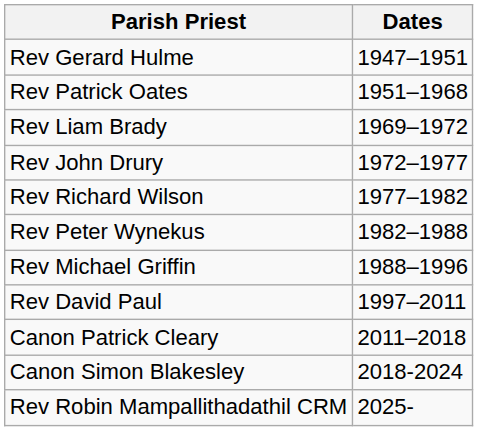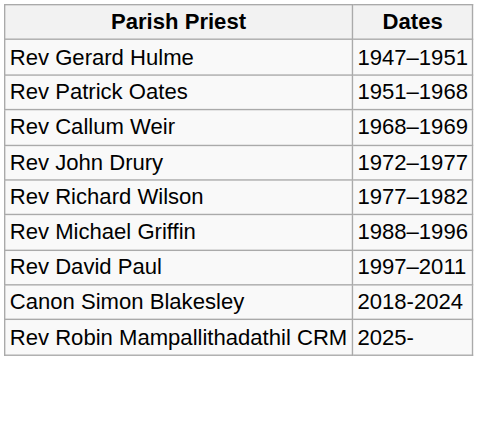+ row: (92, 127)
- row: (88, 127)
- row: (107, 232)
- row: (114, 337)
